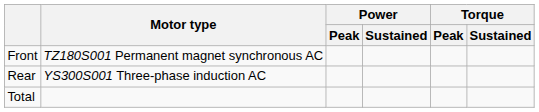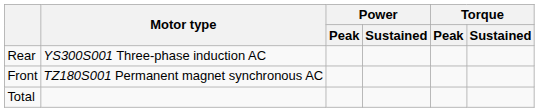rows swapped: (23, 55) <-> (21, 76)
